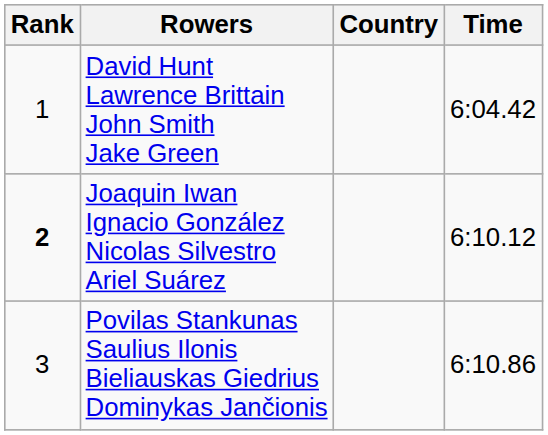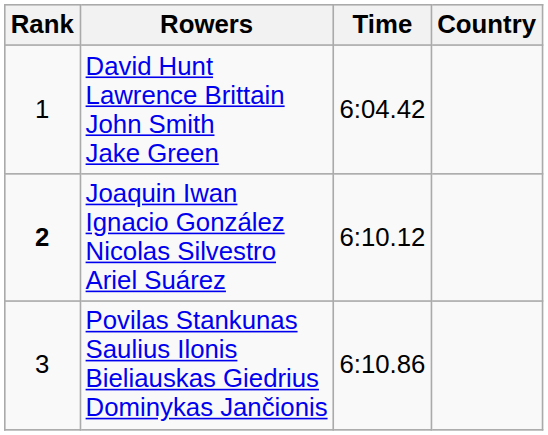columns swapped: (389, 24) <-> (493, 24)
